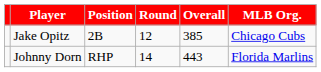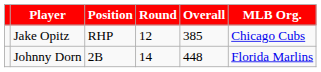(95, 35) 2B -> (100, 35) RHP
(100, 56) RHP -> (95, 56) 2B
(193, 56) 443 -> (193, 56) 448
